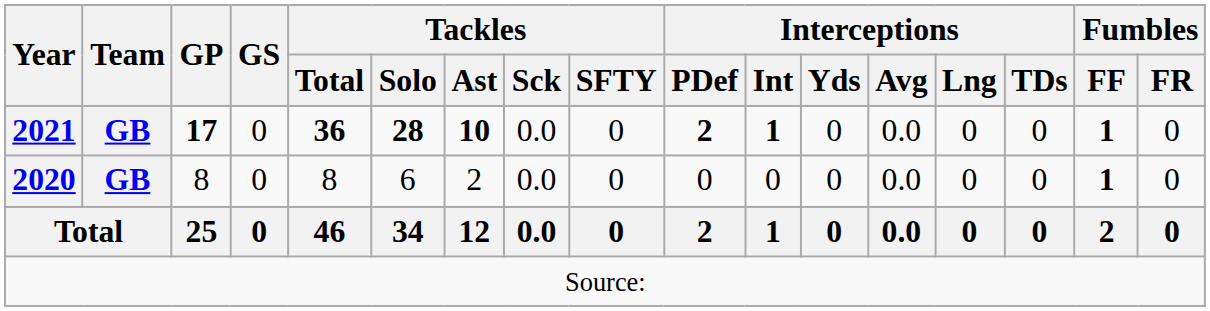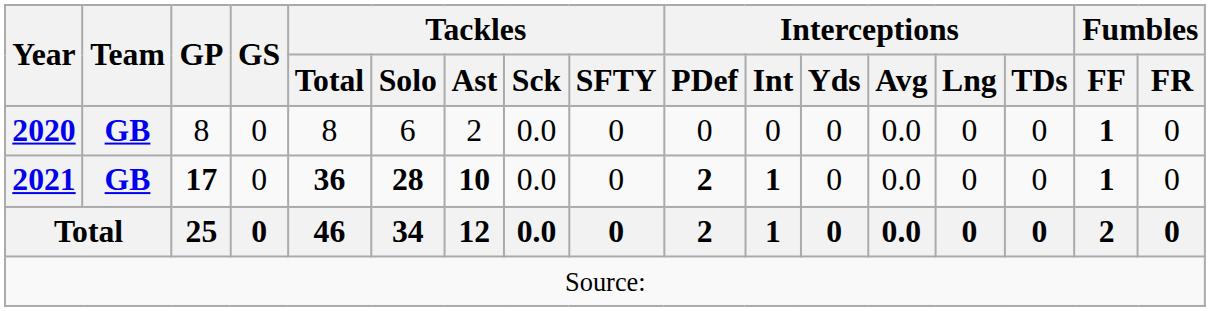rows swapped: (44, 180) <-> (44, 130)
